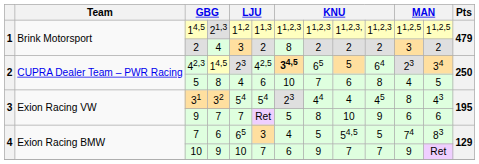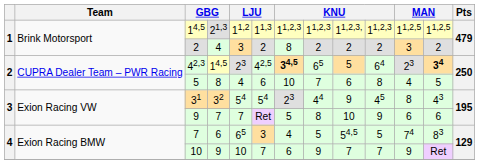(438, 64) normal -> (438, 64) bold
(349, 99) 4 -> (349, 99) 9
